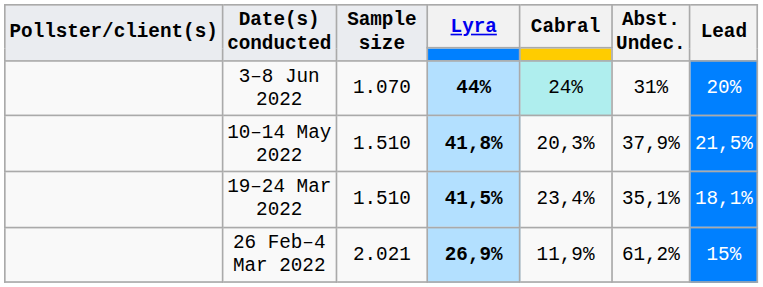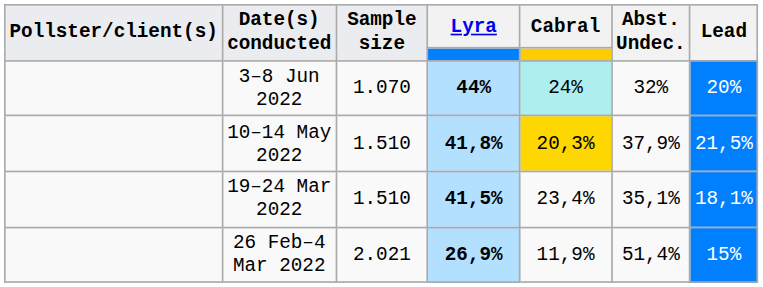(651, 88) 31% -> (651, 88) 32%
(566, 143) no background -> (566, 143) gold background
(651, 254) 61,2% -> (651, 254) 51,4%
